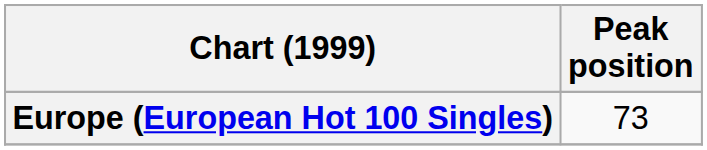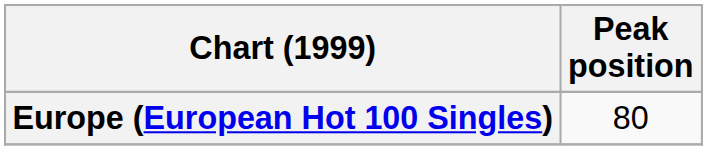(631, 117) 73 -> (631, 117) 80
